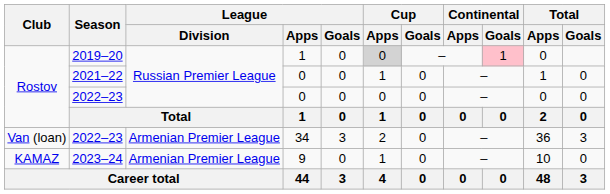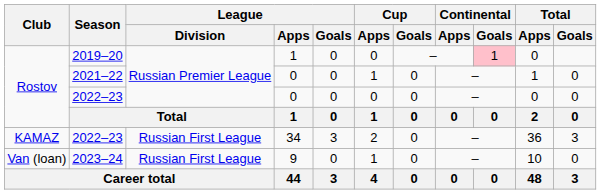(382, 55) lightgrey background -> (374, 55) no background
(37, 138) Van (loan) -> (37, 138) KAMAZ
(204, 138) Armenian Premier League -> (200, 138) Russian First League
(37, 158) KAMAZ -> (37, 158) Van (loan)
(204, 158) Armenian Premier League -> (200, 158) Russian First League
